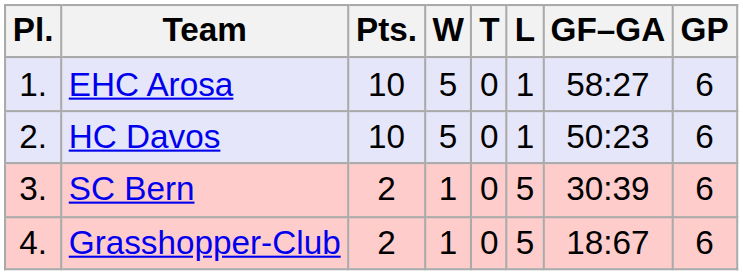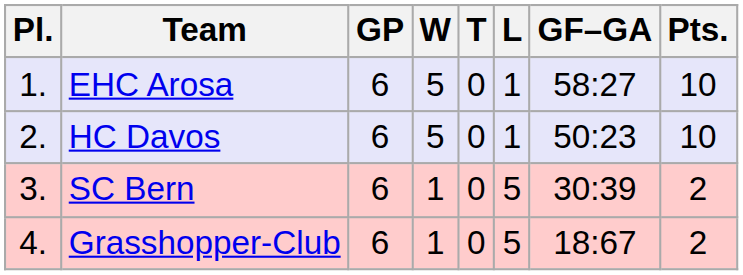columns swapped: (705, 30) <-> (387, 30)
